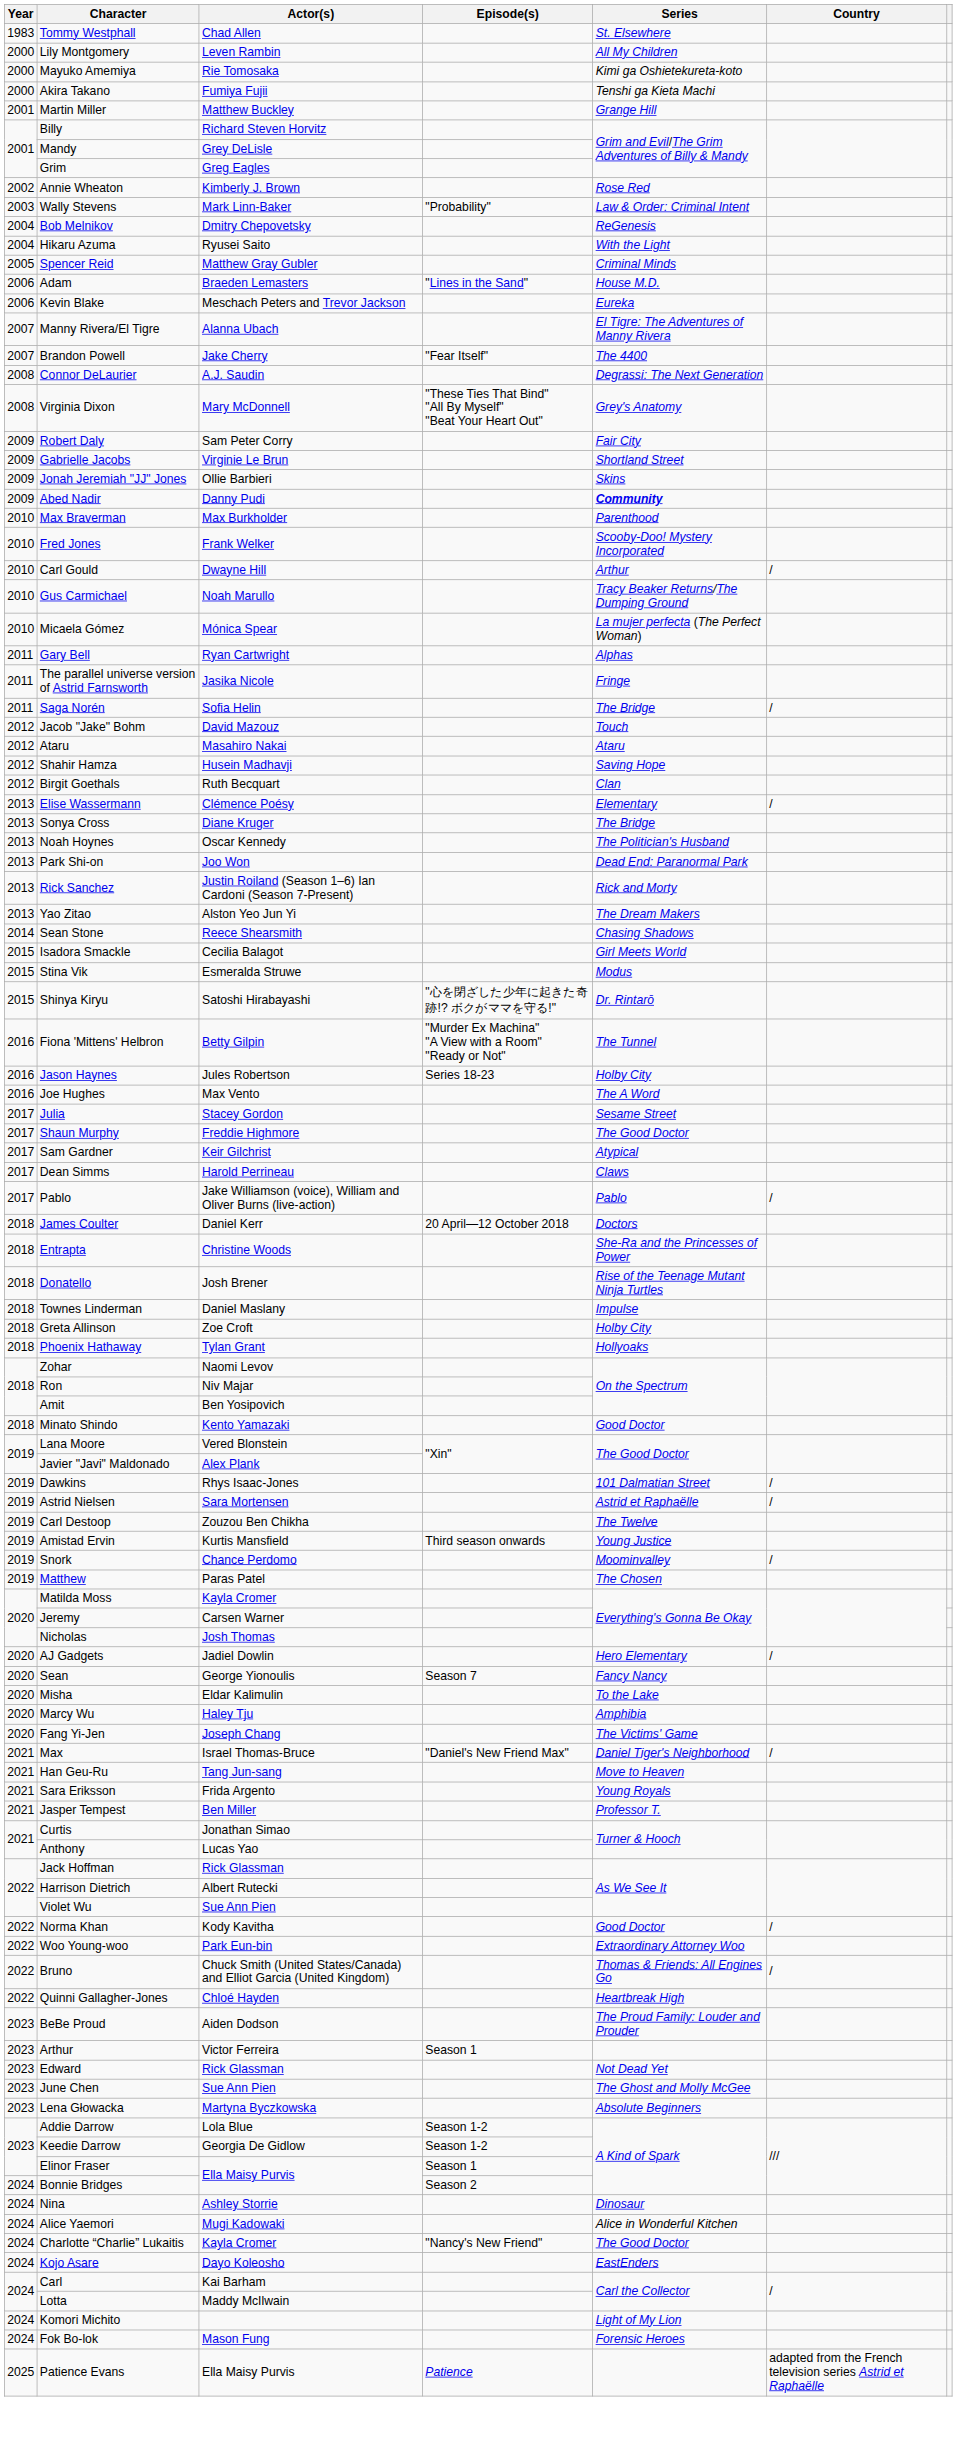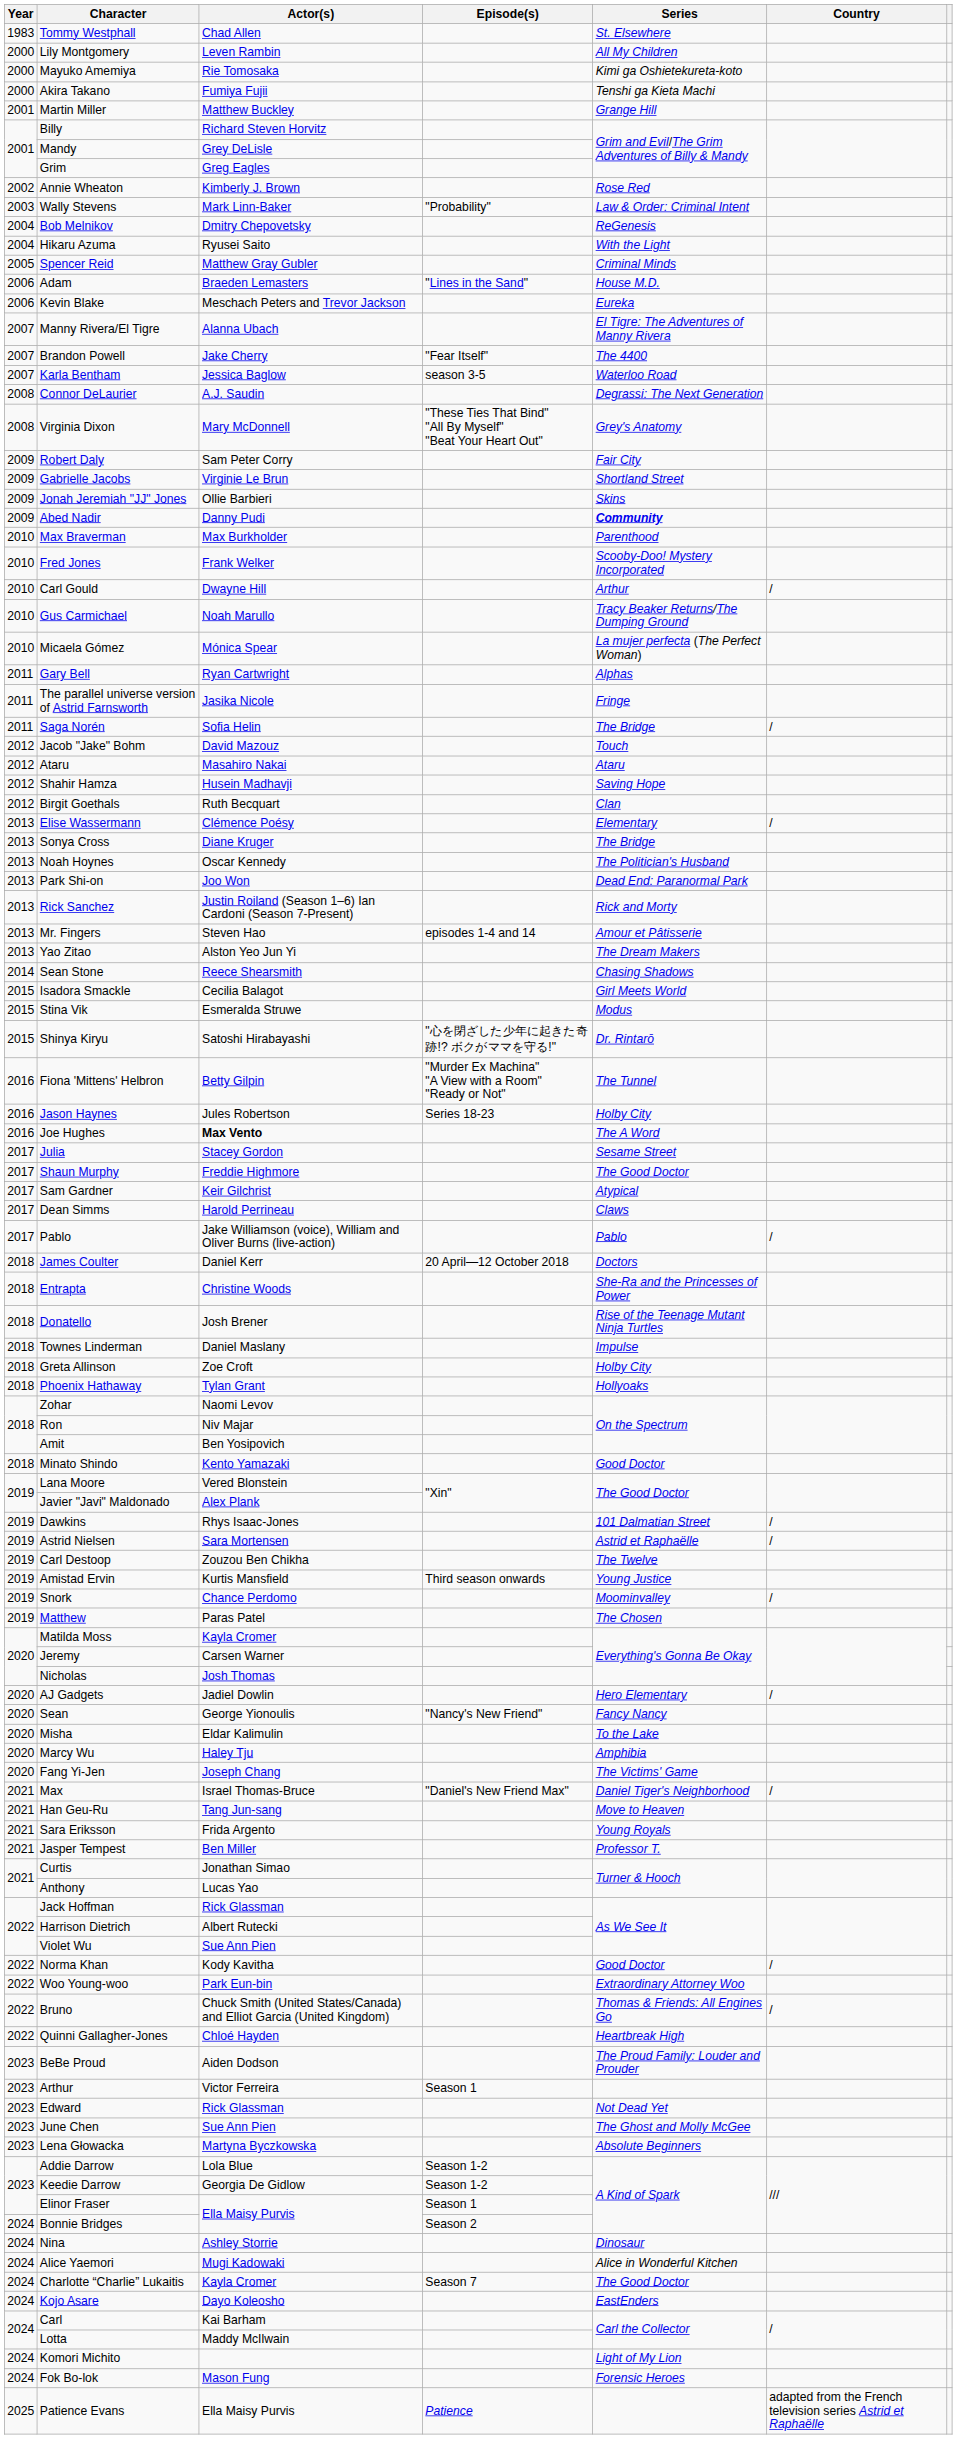+ row: (80, 374)
+ row: (70, 933)
(231, 1094) normal -> (232, 1133) bold
(451, 1675) Season 7 -> (484, 1714) "Nancy's New Friend"
(484, 2243) "Nancy's New Friend" -> (451, 2281) Season 7
